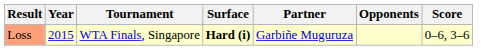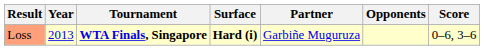(61, 34) 2015 -> (61, 34) 2013
(140, 34) normal -> (143, 34) bold
